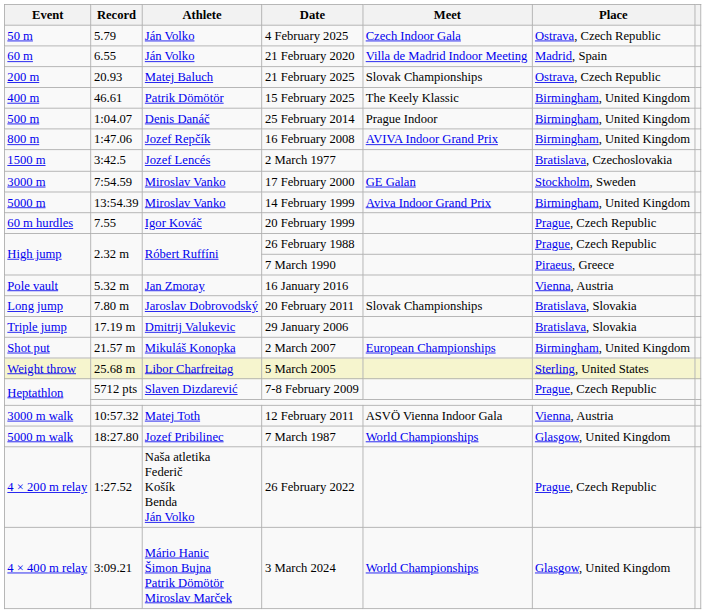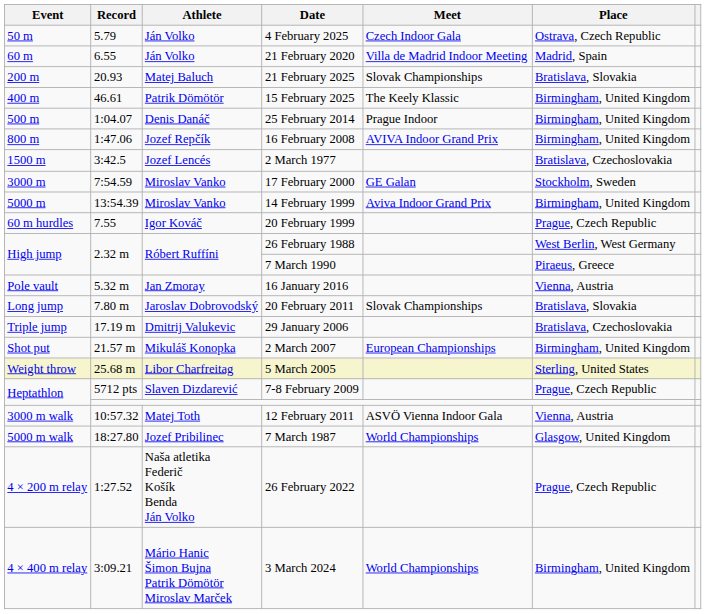(598, 77) Ostrava, Czech Republic -> (586, 77) Bratislava, Slovakia
(596, 243) Prague, Czech Republic -> (605, 243) West Berlin, West Germany
(586, 327) Bratislava, Slovakia -> (604, 327) Bratislava, Czechoslovakia
(603, 568) Glasgow, United Kingdom -> (613, 568) Birmingham, United Kingdom
